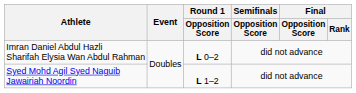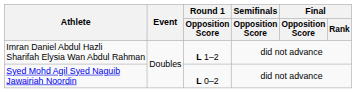(207, 58) L 0–2 -> (207, 58) L 1–2
(207, 81) L 1–2 -> (207, 81) L 0–2
